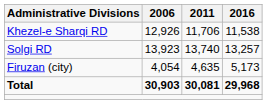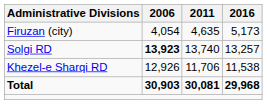rows swapped: (57, 31) <-> (40, 67)
(162, 49) normal -> (162, 49) bold
